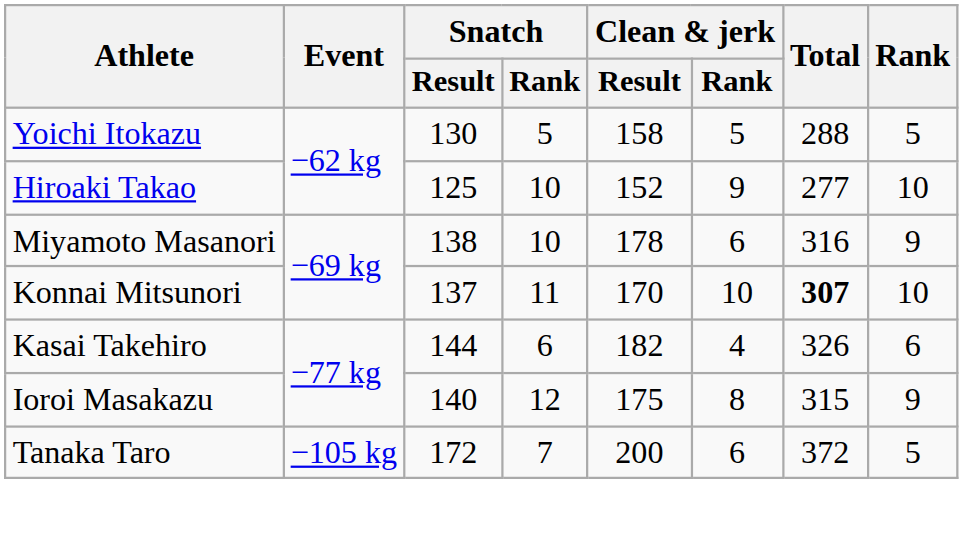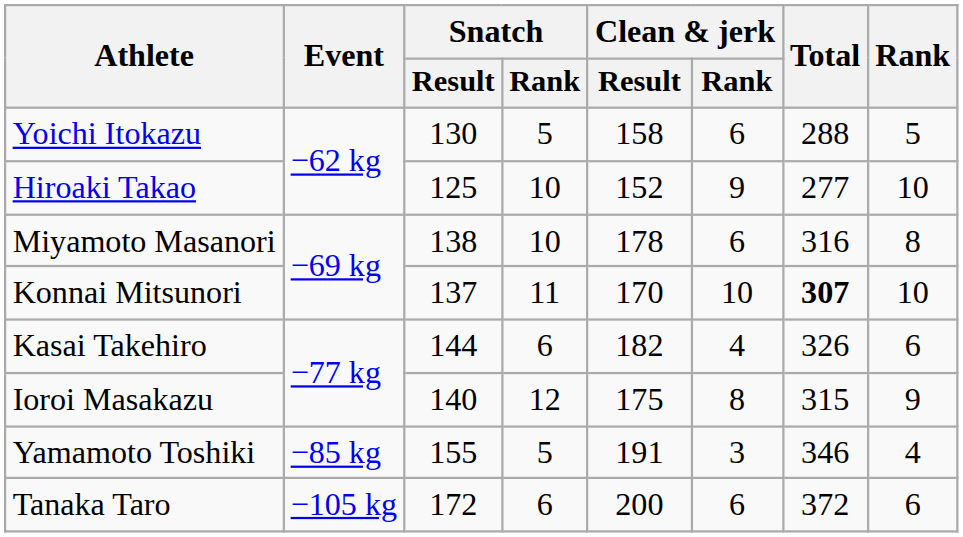(737, 134) 5 -> (737, 134) 6
(913, 240) 9 -> (913, 240) 8
+ row: (134, 452)
(545, 452) 7 -> (545, 505) 6
(913, 452) 5 -> (913, 505) 6
